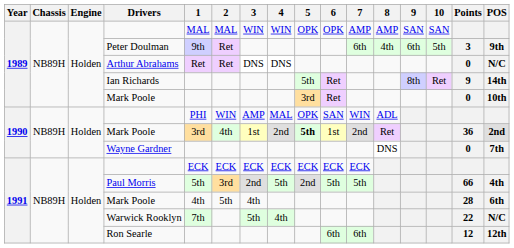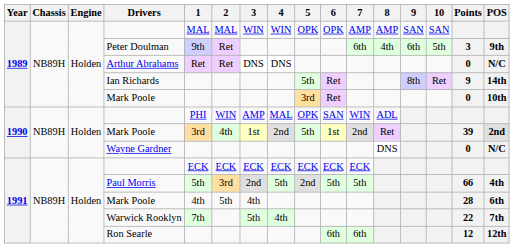(308, 131) bold -> (308, 131) normal
(468, 131) 36 -> (468, 131) 39
(497, 149) 7th -> (497, 149) N/C
(497, 217) N/C -> (497, 217) 7th
